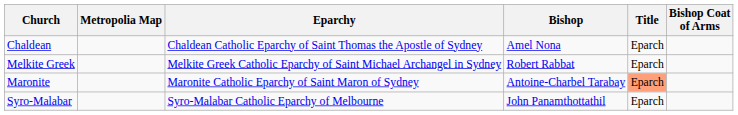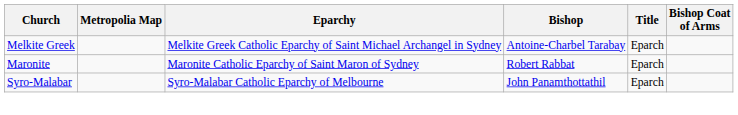- row: (29, 45)
(541, 63) Robert Rabbat -> (566, 45) Antoine-Charbel Tarabay
(566, 82) Antoine-Charbel Tarabay -> (541, 63) Robert Rabbat
(647, 82) lightsalmon background -> (647, 63) no background
